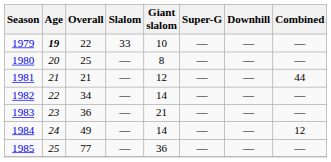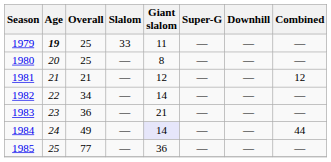(86, 43) 22 -> (86, 43) 25
(162, 43) 10 -> (162, 43) 11
(300, 78) 44 -> (300, 78) 12
(162, 130) no background -> (162, 130) lavender background
(300, 130) 12 -> (300, 130) 44
